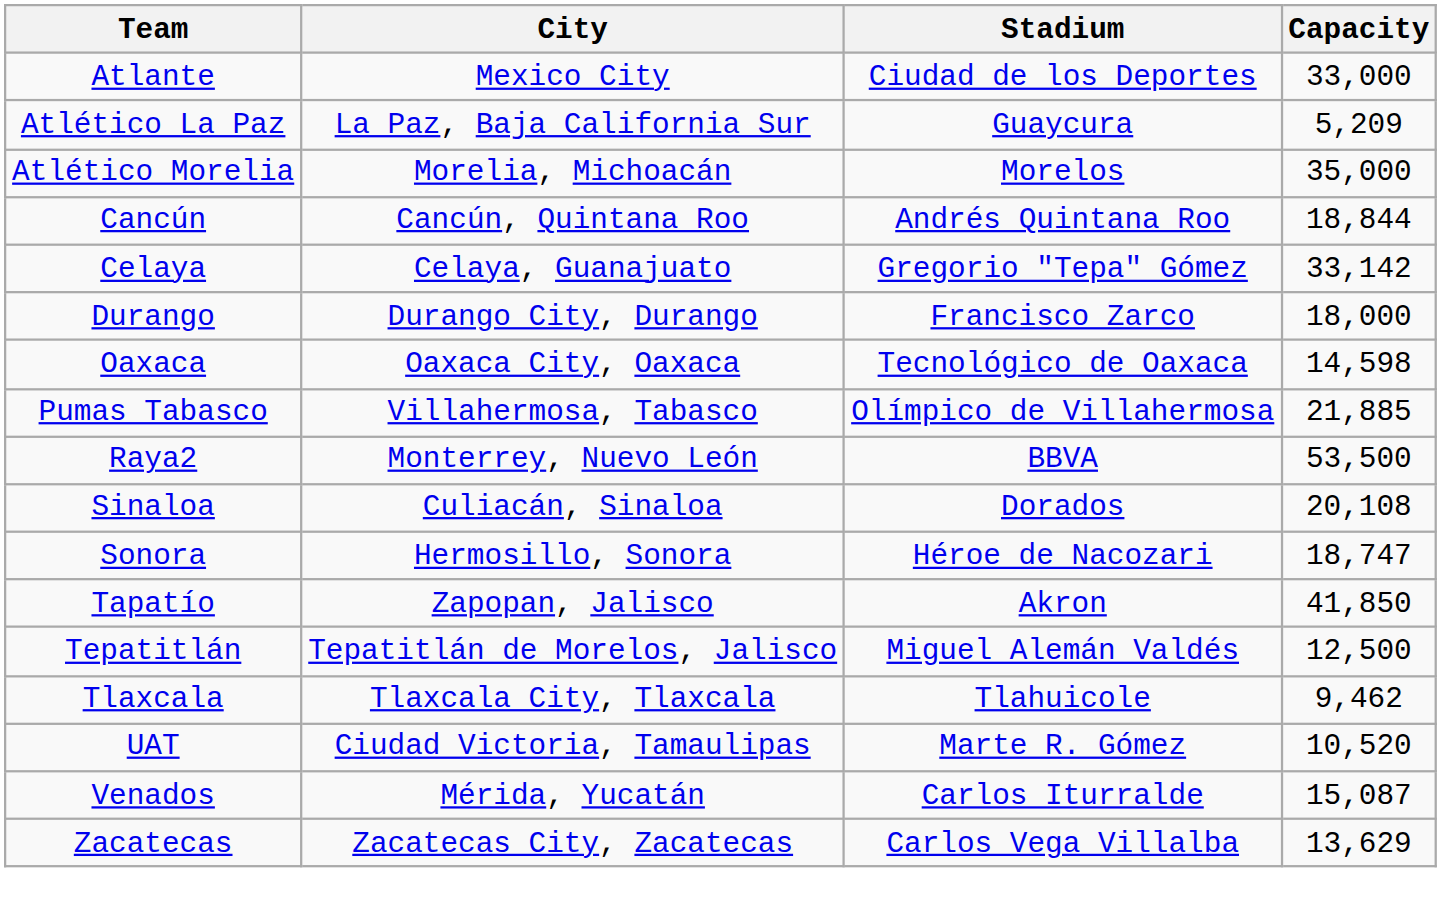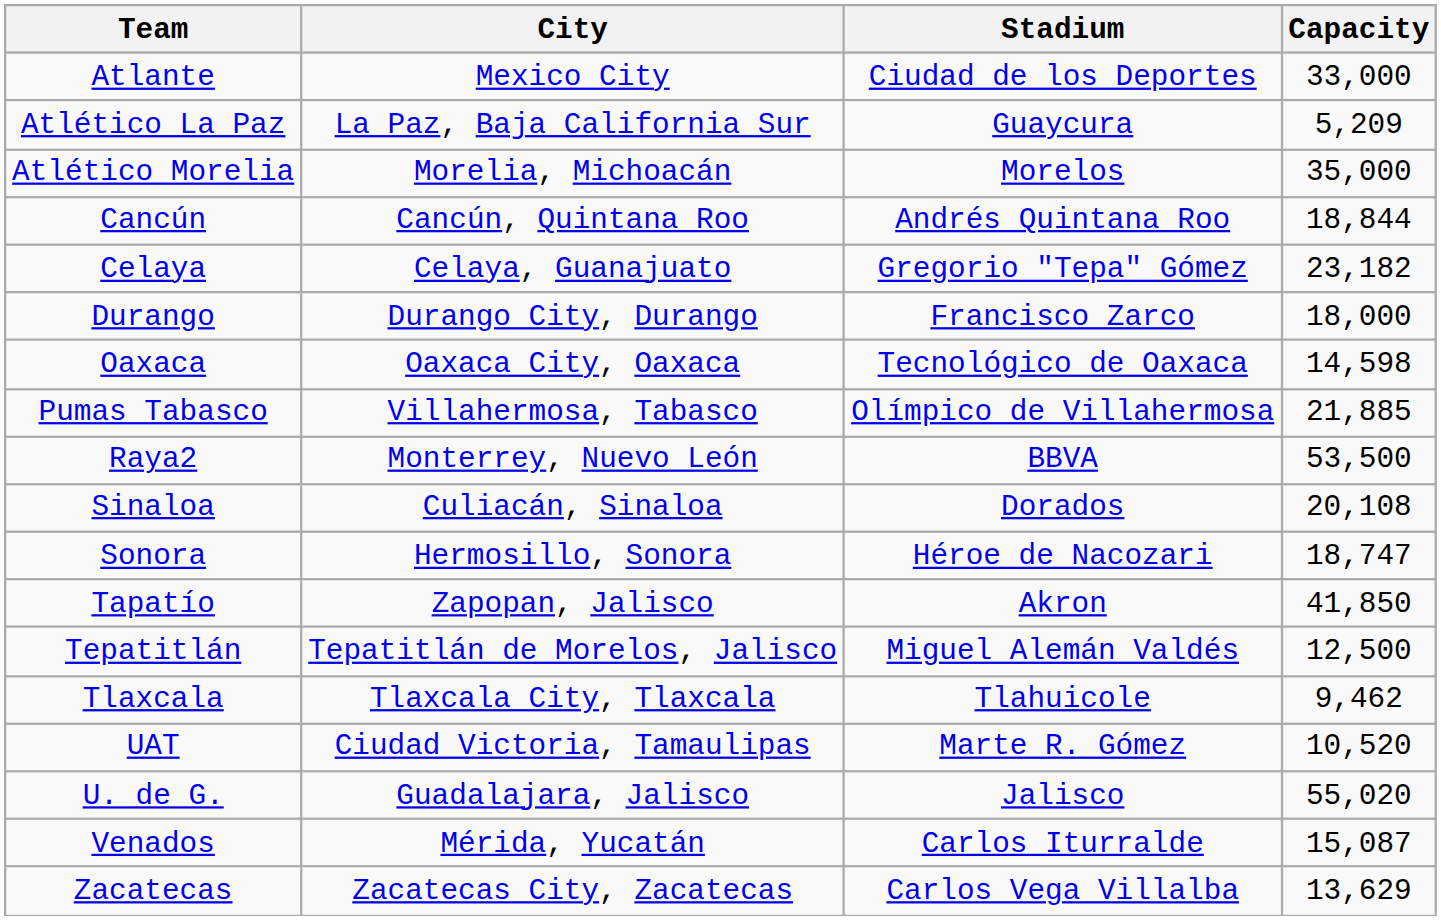(1359, 268) 33,142 -> (1359, 268) 23,182
+ row: (153, 795)
